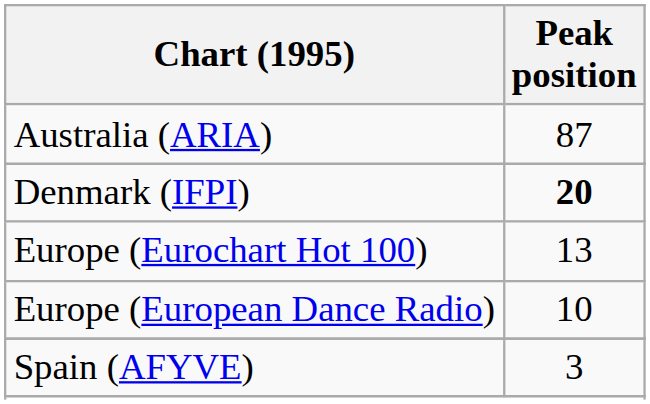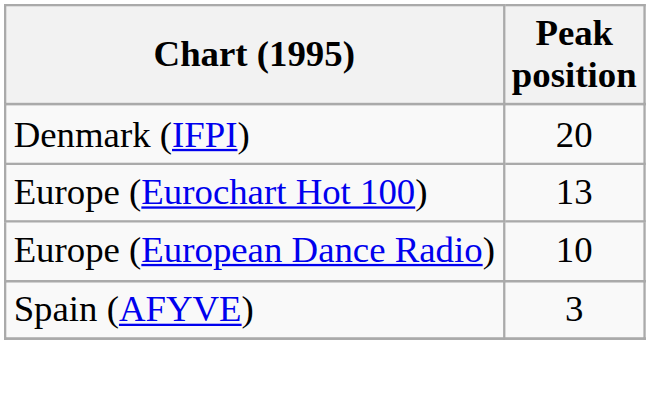- row: (143, 133)
(574, 191) bold -> (574, 133) normal
